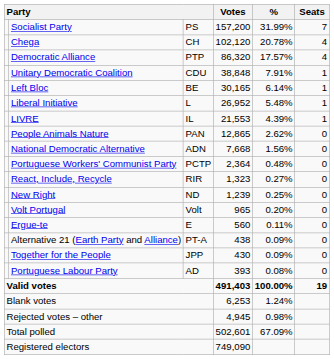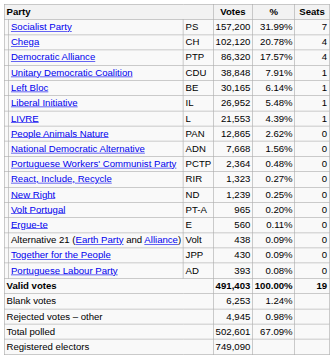(188, 103) L -> (190, 103) IL
(190, 118) IL -> (188, 118) L
(194, 210) Volt -> (196, 210) PT-A
(196, 240) PT-A -> (194, 240) Volt
